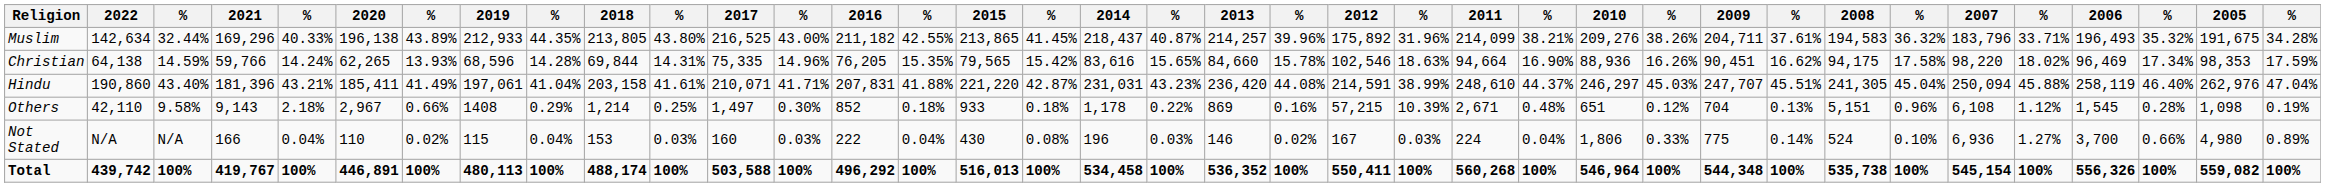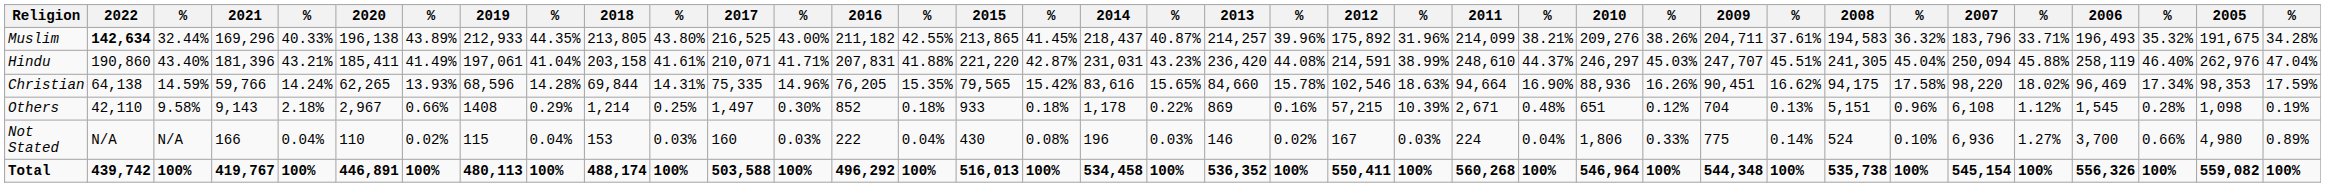(121, 39) normal -> (121, 39) bold
rows swapped: (29, 85) <-> (46, 62)
